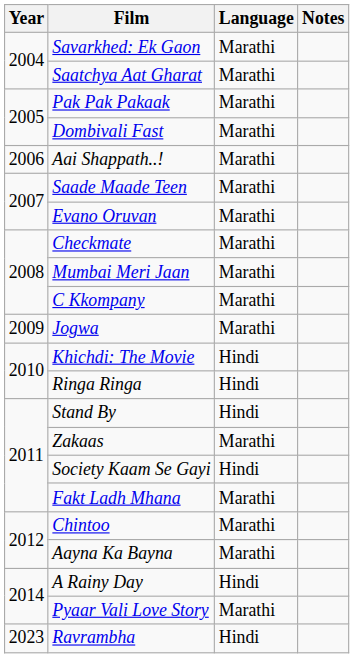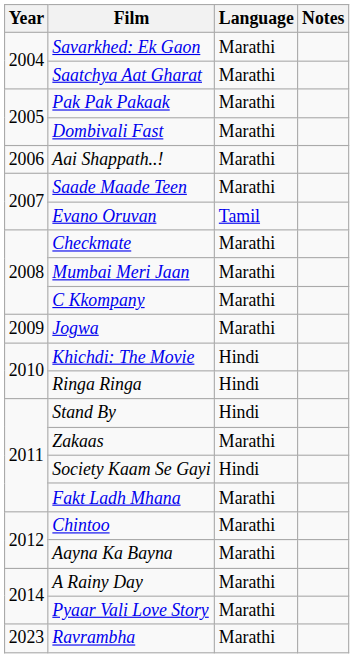(247, 215) Marathi -> (239, 215) Tamil
(239, 581) Hindi -> (247, 581) Marathi
(239, 638) Hindi -> (247, 638) Marathi
